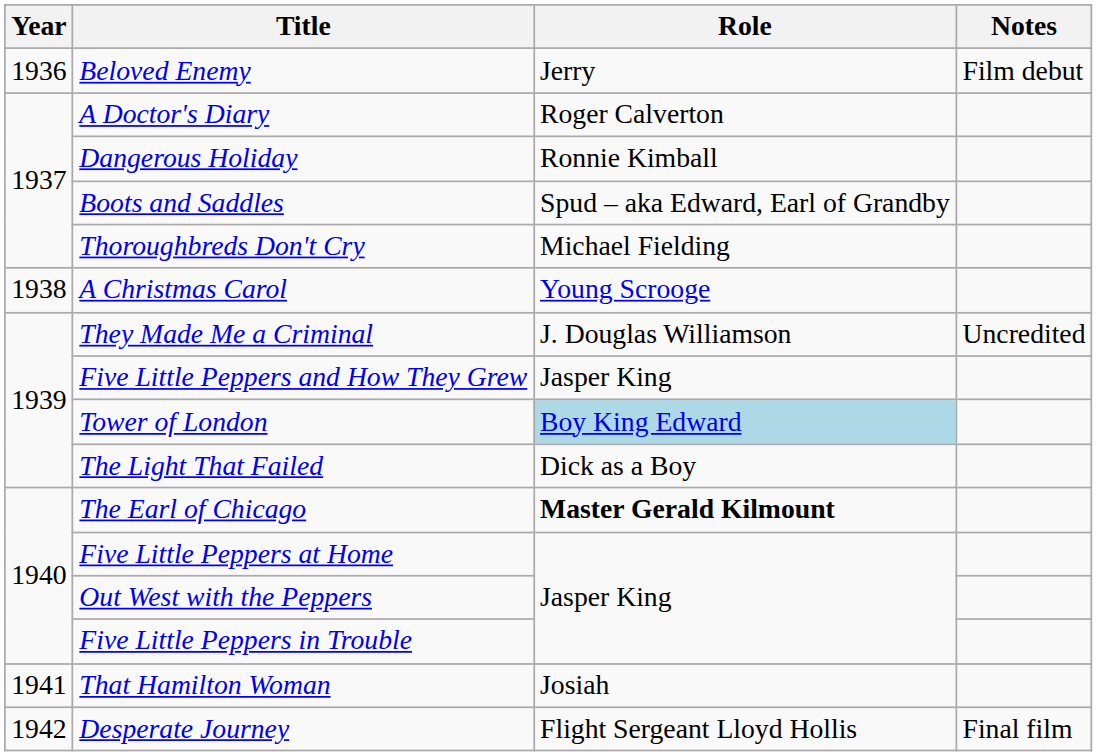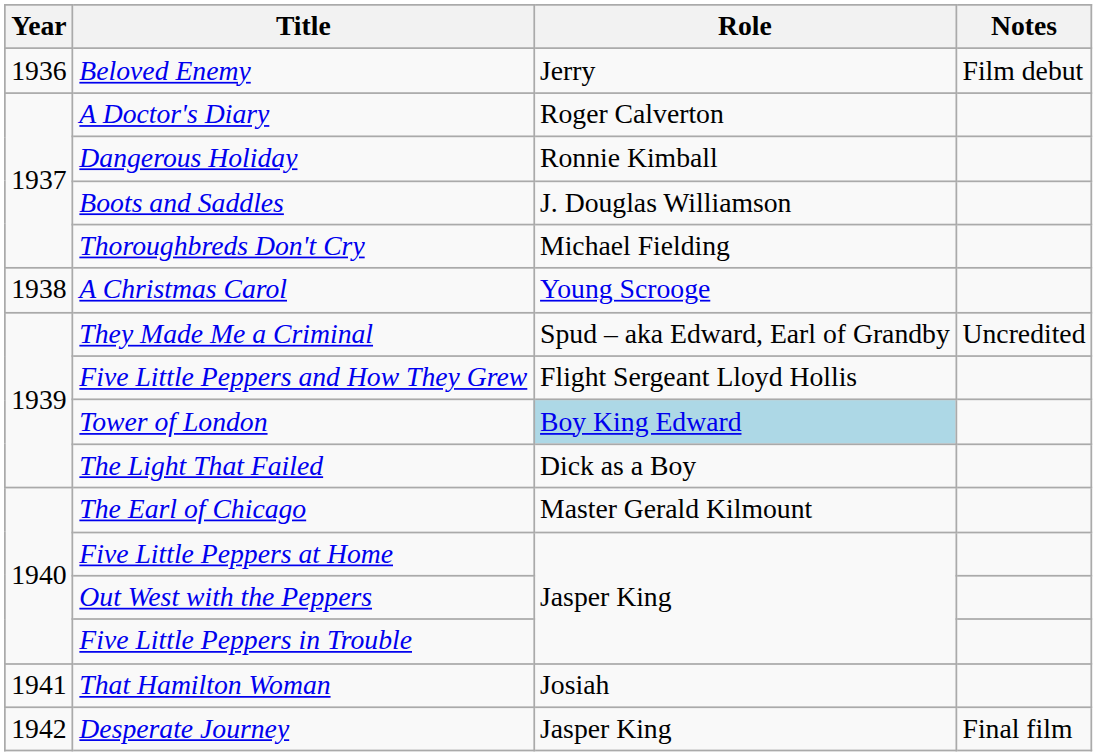(745, 202) Spud – aka Edward, Earl of Grandby -> (666, 202) J. Douglas Williamson
(666, 333) J. Douglas Williamson -> (745, 333) Spud – aka Edward, Earl of Grandby
(606, 377) Jasper King -> (699, 377) Flight Sergeant Lloyd Hollis
(687, 509) bold -> (676, 509) normal
(699, 728) Flight Sergeant Lloyd Hollis -> (606, 728) Jasper King
